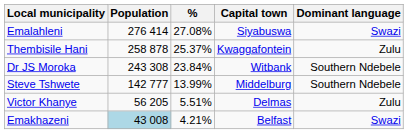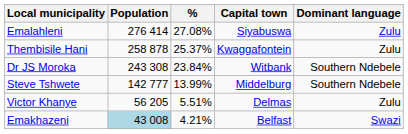(386, 31) Swazi -> (390, 31) Zulu
